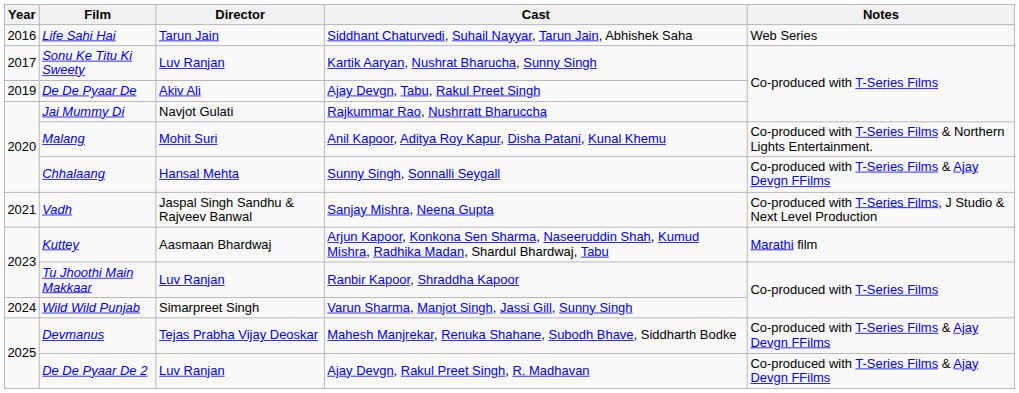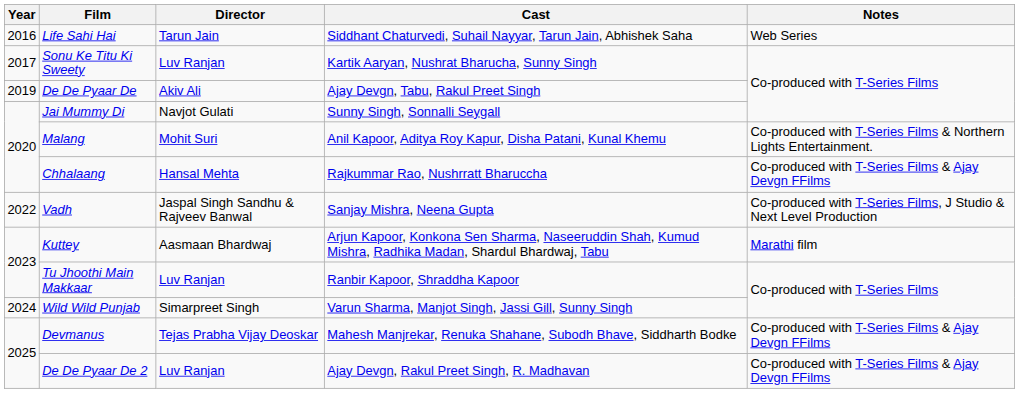(437, 111) Rajkummar Rao, Nushrratt Bharuccha -> (414, 111) Sunny Singh, Sonnalli Seygall
(414, 174) Sunny Singh, Sonnalli Seygall -> (437, 174) Rajkummar Rao, Nushrratt Bharuccha
(22, 209) 2021 -> (22, 209) 2022
